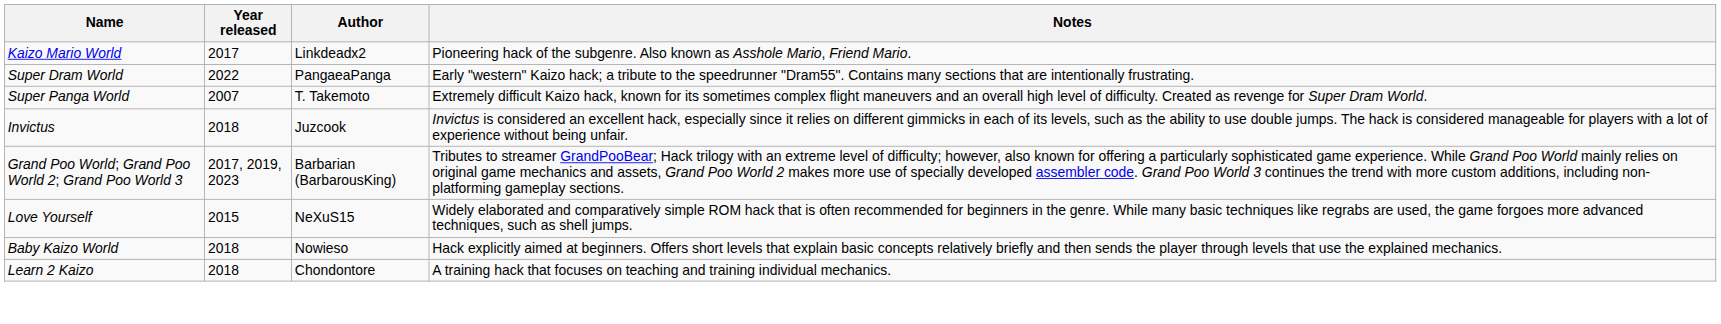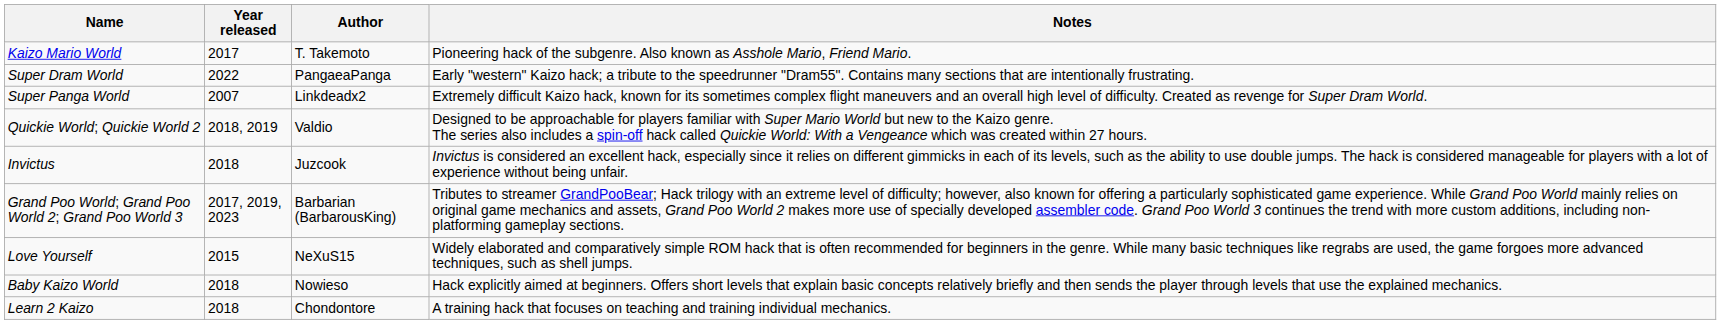(330, 53) Linkdeadx2 -> (332, 53) T. Takemoto
(332, 97) T. Takemoto -> (330, 97) Linkdeadx2
+ row: (104, 127)
